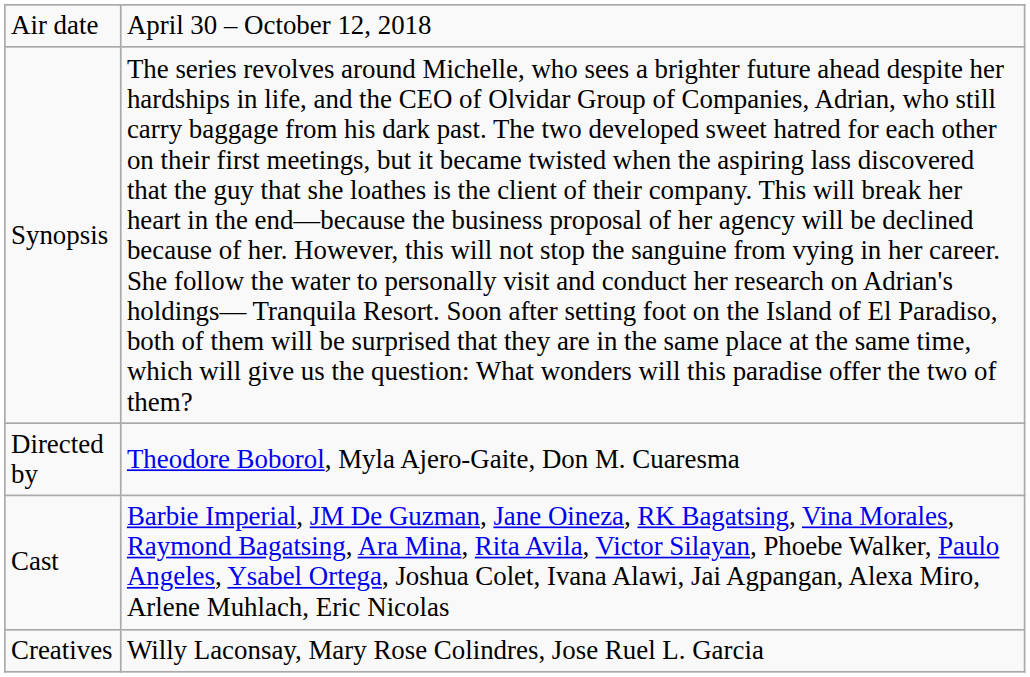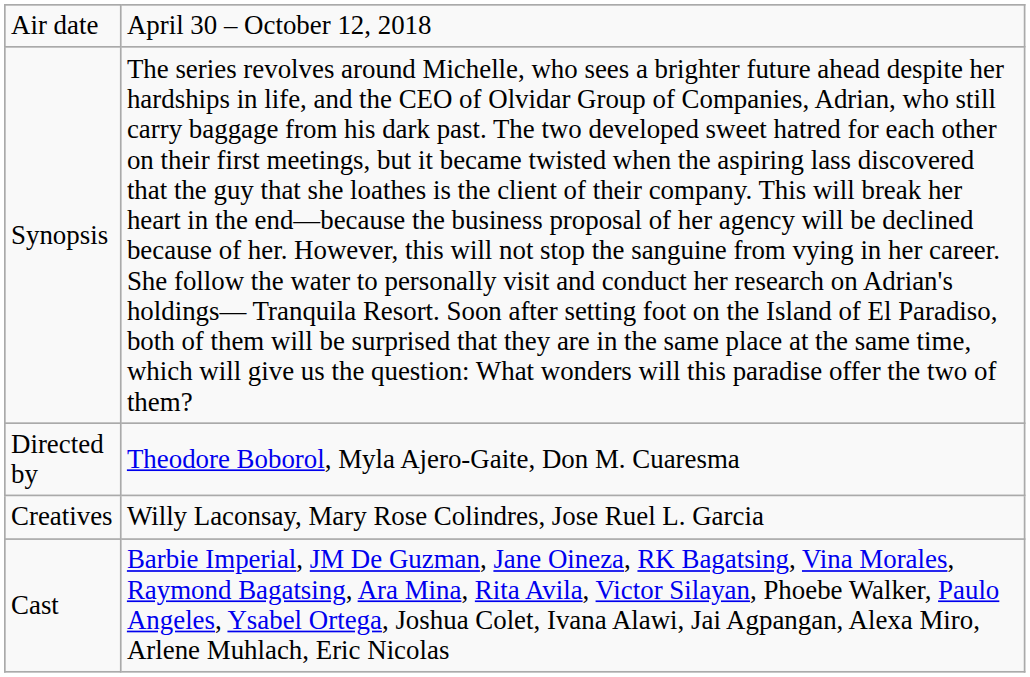rows swapped: (35, 561) <-> (62, 649)
